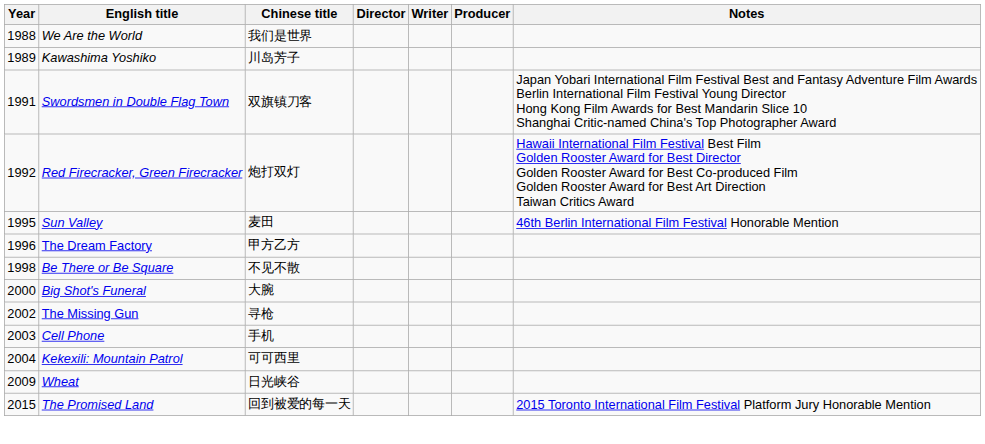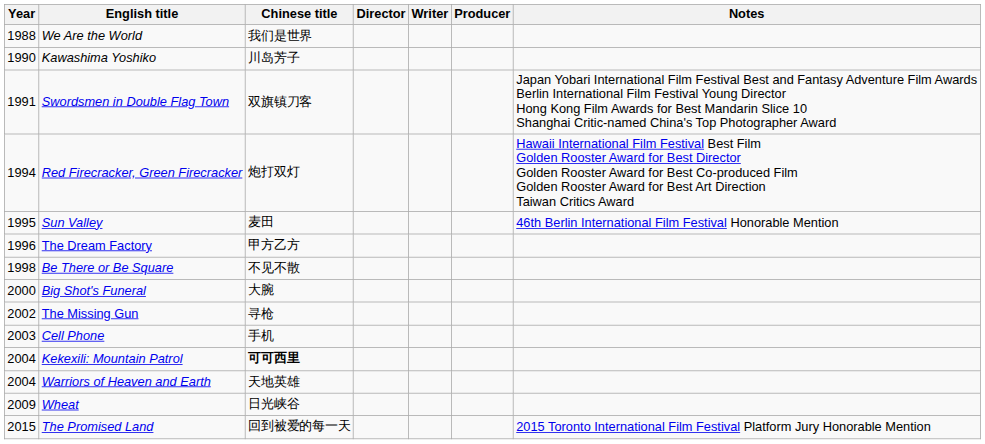(22, 58) 1989 -> (22, 58) 1990
(22, 172) 1992 -> (22, 172) 1994
(274, 358) normal -> (274, 358) bold
+ row: (126, 381)
